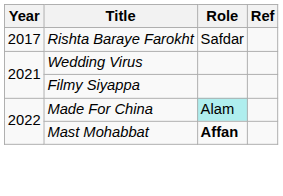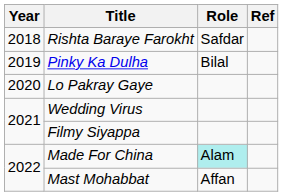(24, 39) 2017 -> (24, 39) 2018
+ row: (98, 62)
+ row: (100, 86)
(219, 132) bold -> (218, 179) normal
